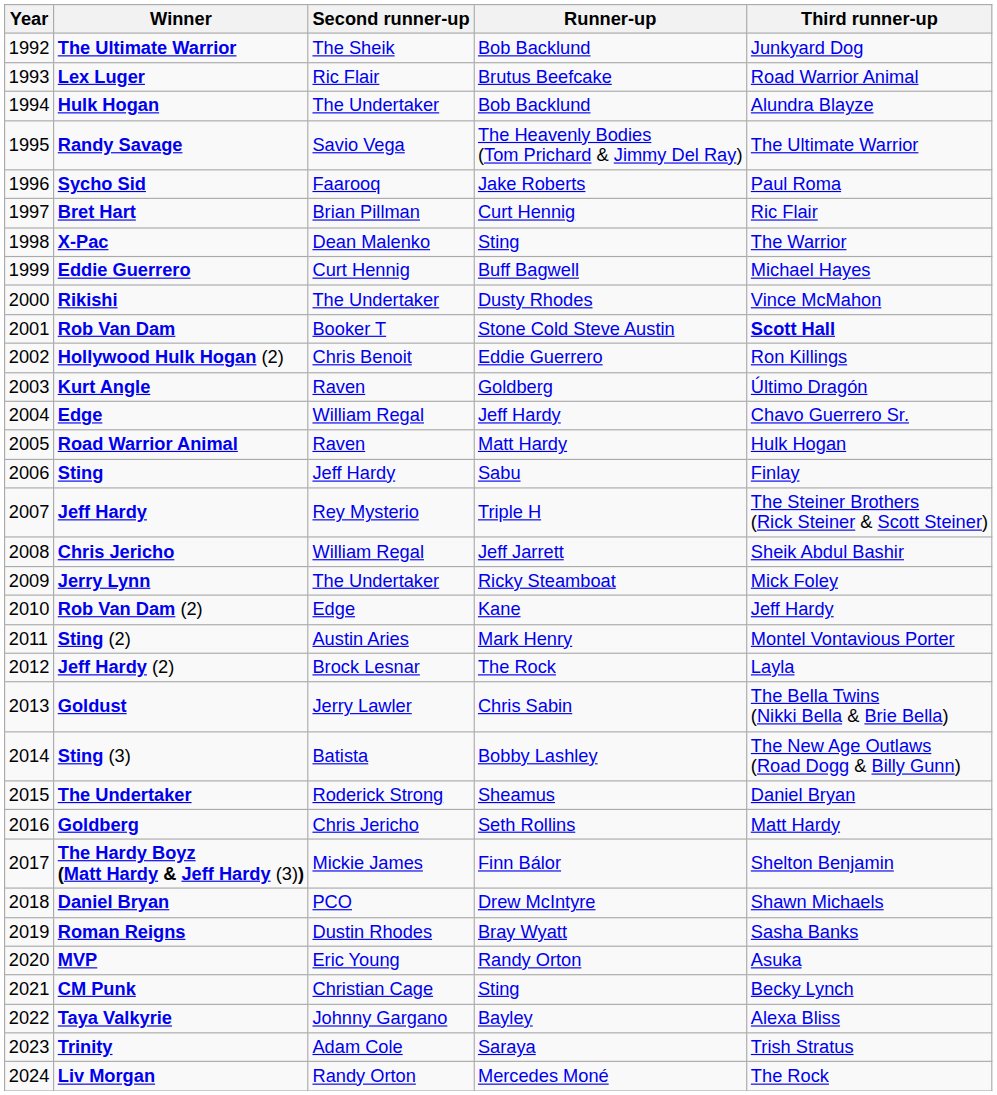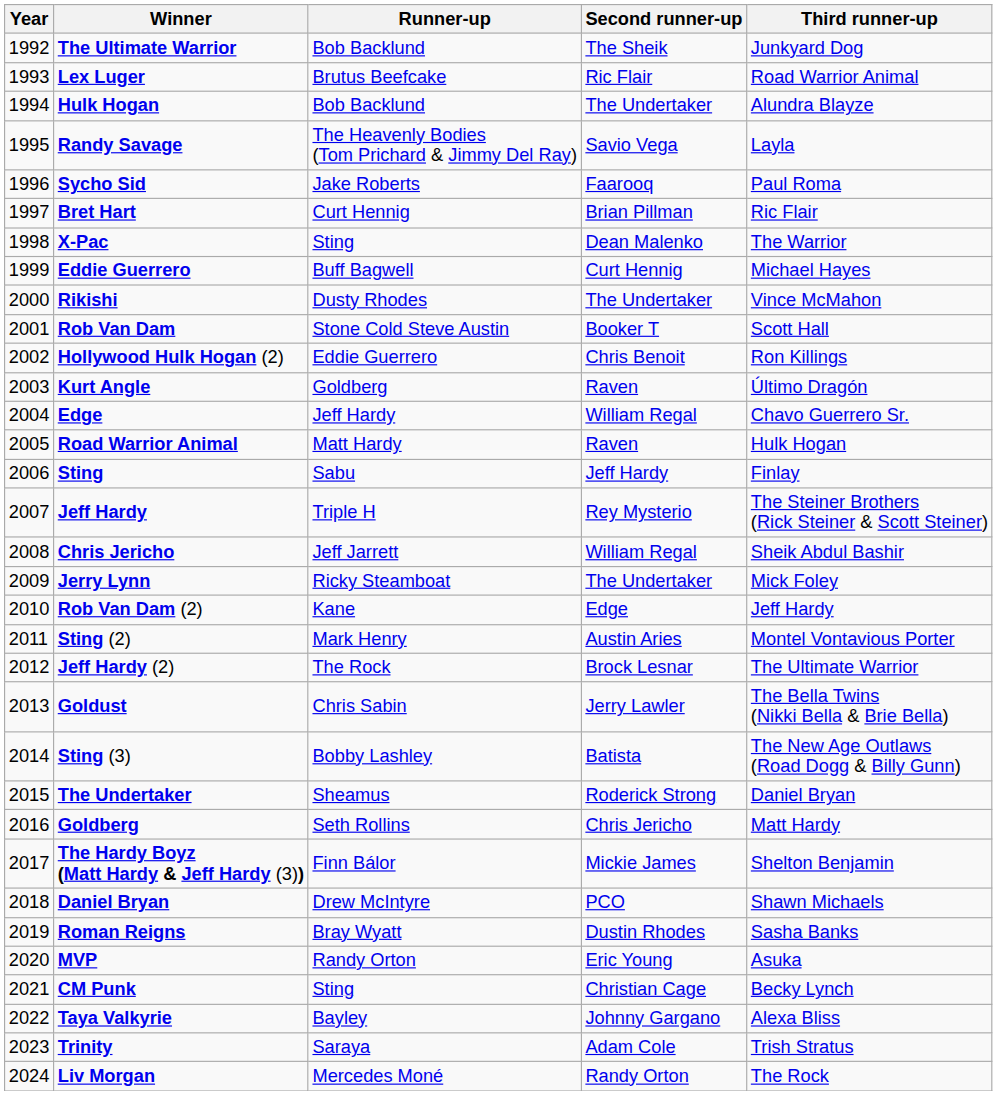columns swapped: (610, 18) <-> (391, 18)
(835, 144) The Ultimate Warrior -> (773, 144) Layla
(793, 328) bold -> (790, 328) normal
(773, 667) Layla -> (835, 667) The Ultimate Warrior
